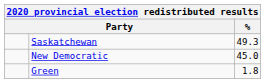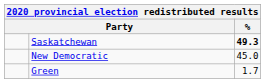(248, 41) normal -> (248, 41) bold
(250, 71) 1.8 -> (250, 71) 1.7
